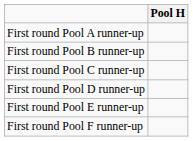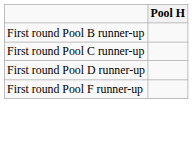- row: (75, 32)
- row: (75, 107)
